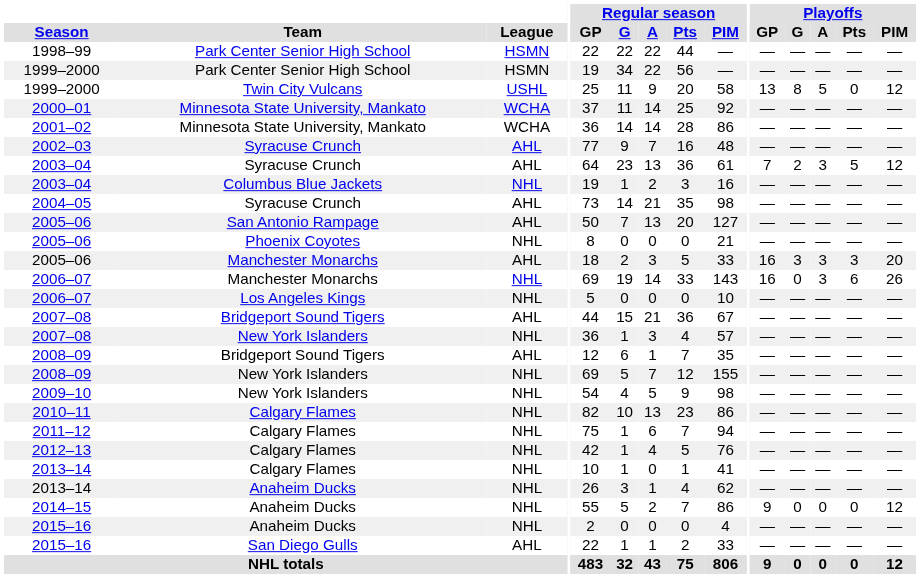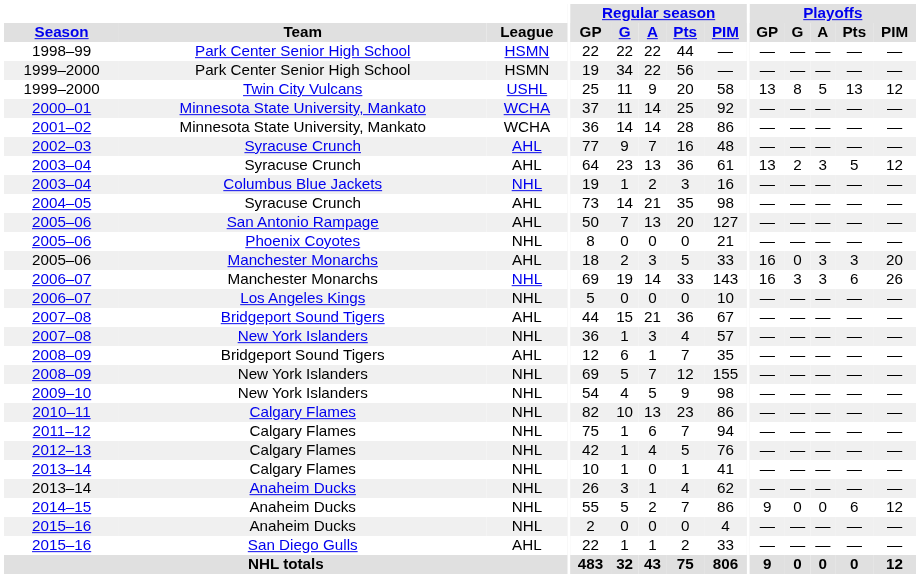(854, 89) 0 -> (854, 89) 13
(767, 165) 7 -> (767, 165) 13
(798, 260) 3 -> (798, 260) 0
(798, 279) 0 -> (798, 279) 3
(854, 507) 0 -> (854, 507) 6
